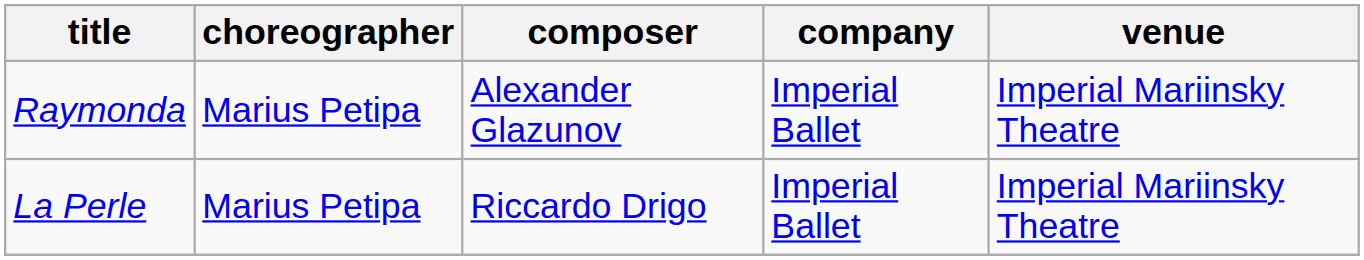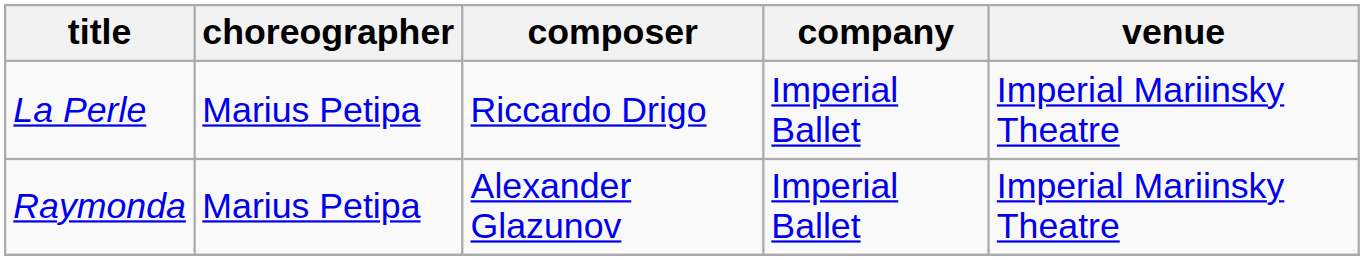rows swapped: (80, 206) <-> (100, 109)
